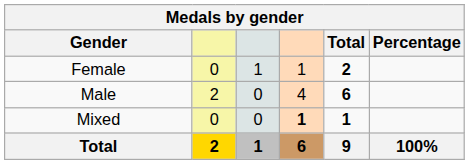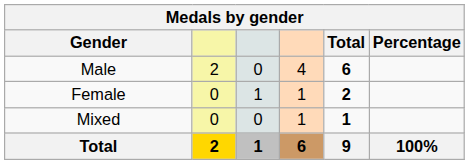rows swapped: (98, 94) <-> (98, 69)
(302, 120) bold -> (302, 120) normal
